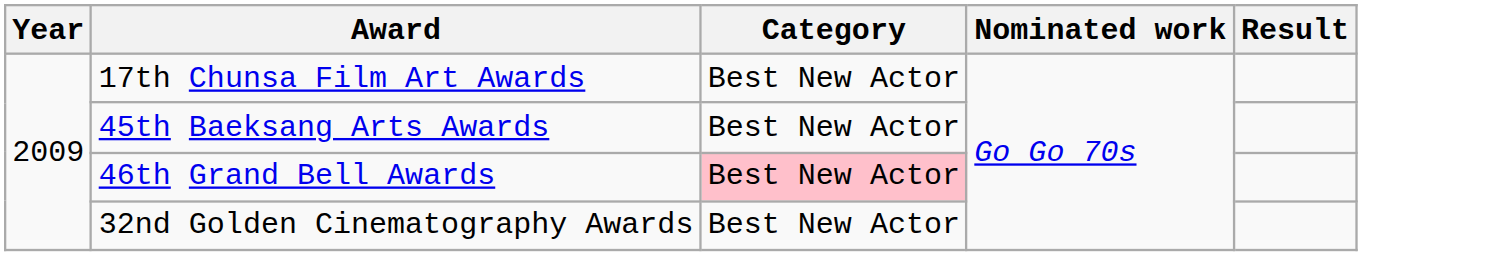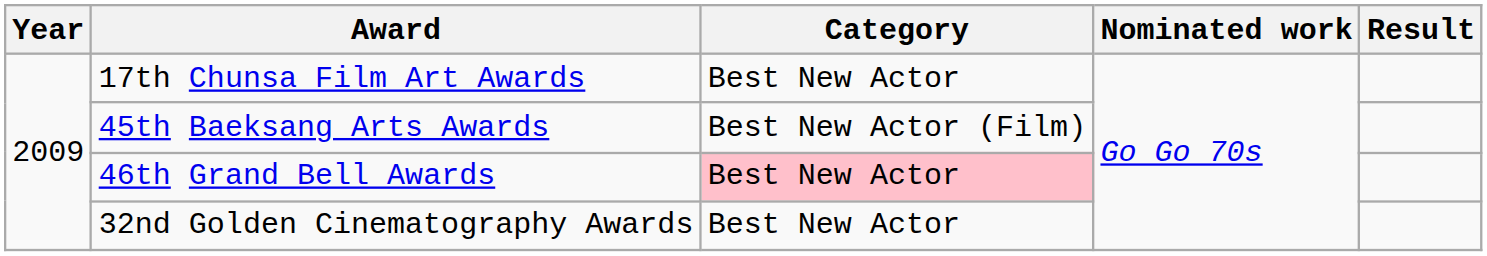(834, 128) Best New Actor -> (897, 128) Best New Actor (Film)
